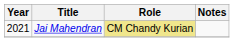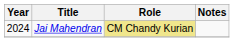(18, 28) 2021 -> (18, 28) 2024
